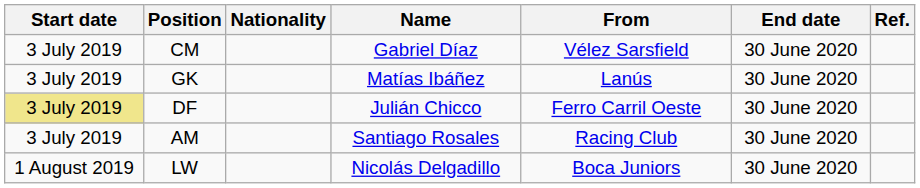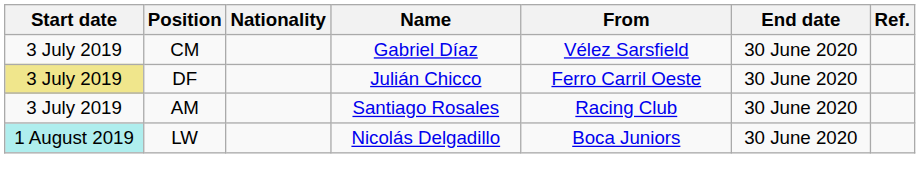- row: (185, 79)
(74, 168) no background -> (74, 138) paleturquoise background
